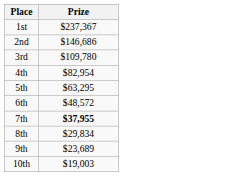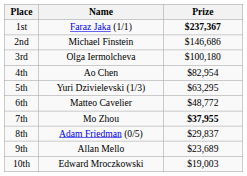+ column: (101, 12)
(78, 27) normal -> (203, 27) bold
(78, 57) $109,780 -> (203, 57) $100,180
(78, 103) $48,572 -> (203, 103) $48,772
(78, 133) $29,834 -> (203, 133) $29,837
